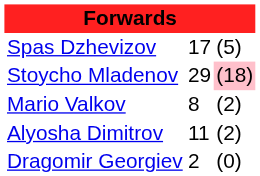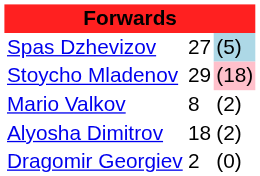(199, 47) 17 -> (199, 47) 27
(229, 47) no background -> (229, 47) lightblue background
(199, 132) 11 -> (199, 132) 18
